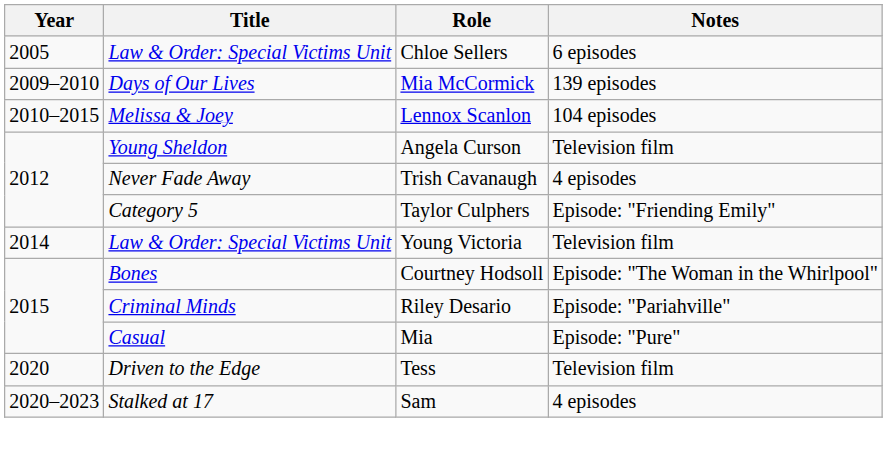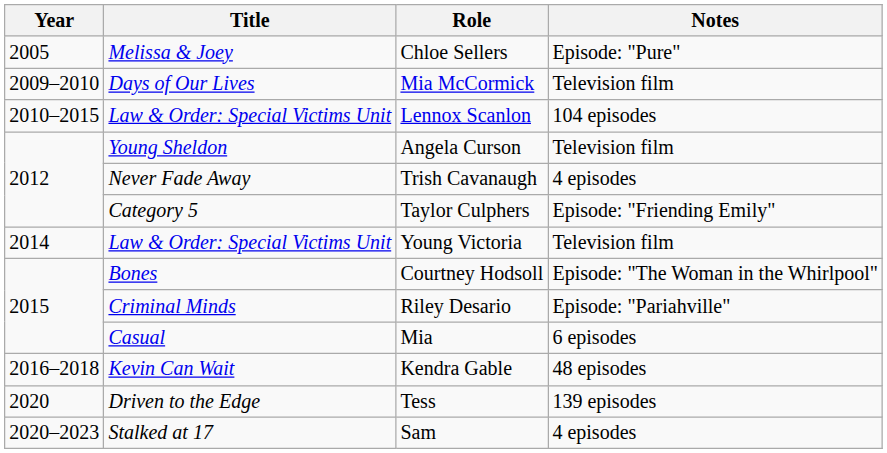(250, 52) Law & Order: Special Victims Unit -> (171, 52) Melissa & Joey
(594, 52) 6 episodes -> (616, 52) Episode: "Pure"
(604, 83) 139 episodes -> (613, 83) Television film
(171, 115) Melissa & Joey -> (250, 115) Law & Order: Special Victims Unit
(616, 337) Episode: "Pure" -> (594, 337) 6 episodes
+ row: (456, 369)
(613, 369) Television film -> (604, 400) 139 episodes
